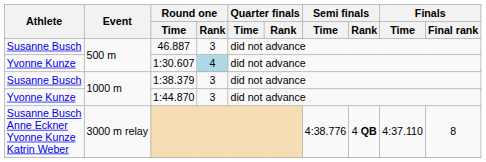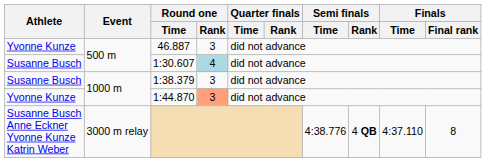(44, 47) Susanne Busch -> (41, 47) Yvonne Kunze
(41, 64) Yvonne Kunze -> (44, 64) Susanne Busch
(213, 97) no background -> (213, 97) lightsalmon background
